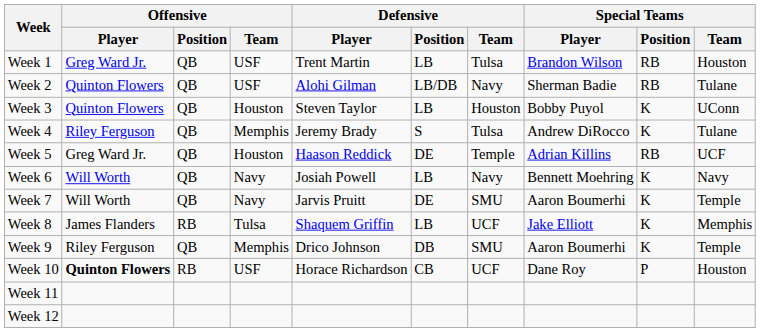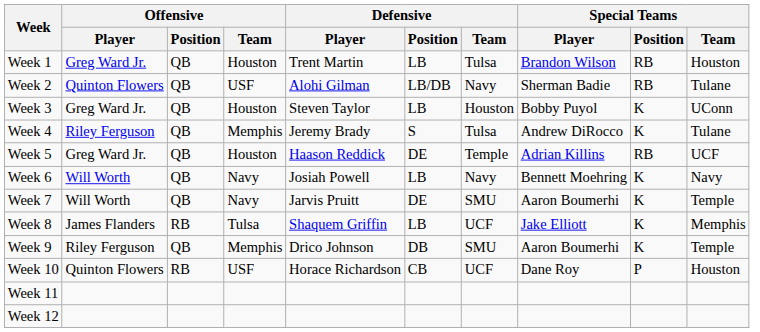(247, 62) USF -> (252, 62) Houston
(115, 108) Quinton Flowers -> (106, 108) Greg Ward Jr.
(118, 270) bold -> (115, 270) normal
